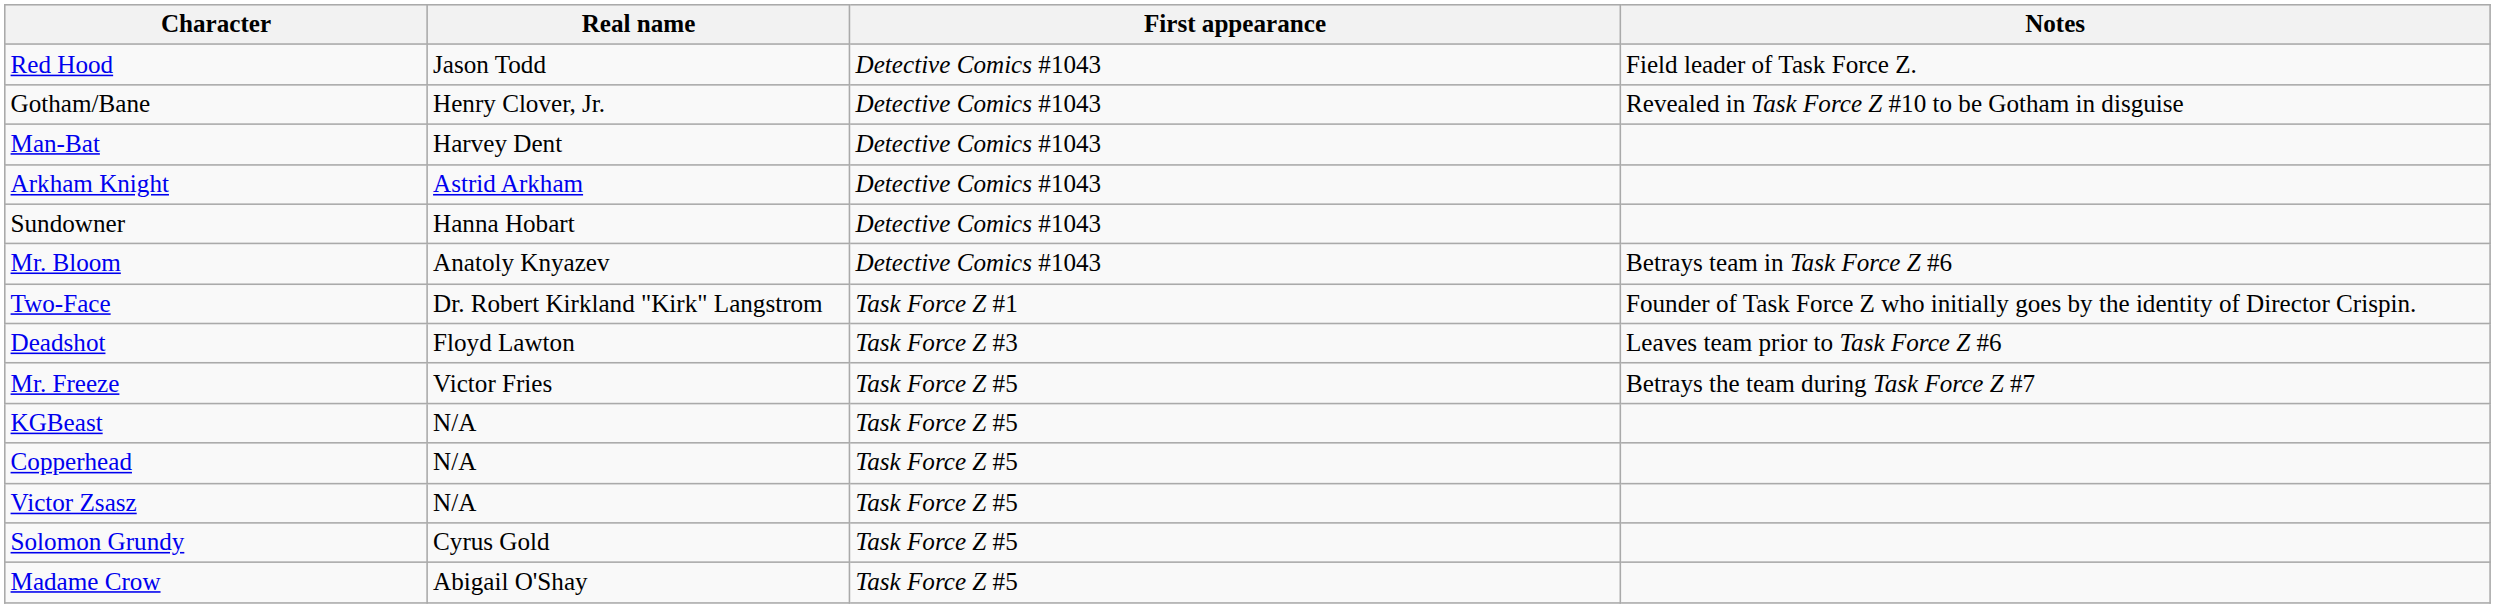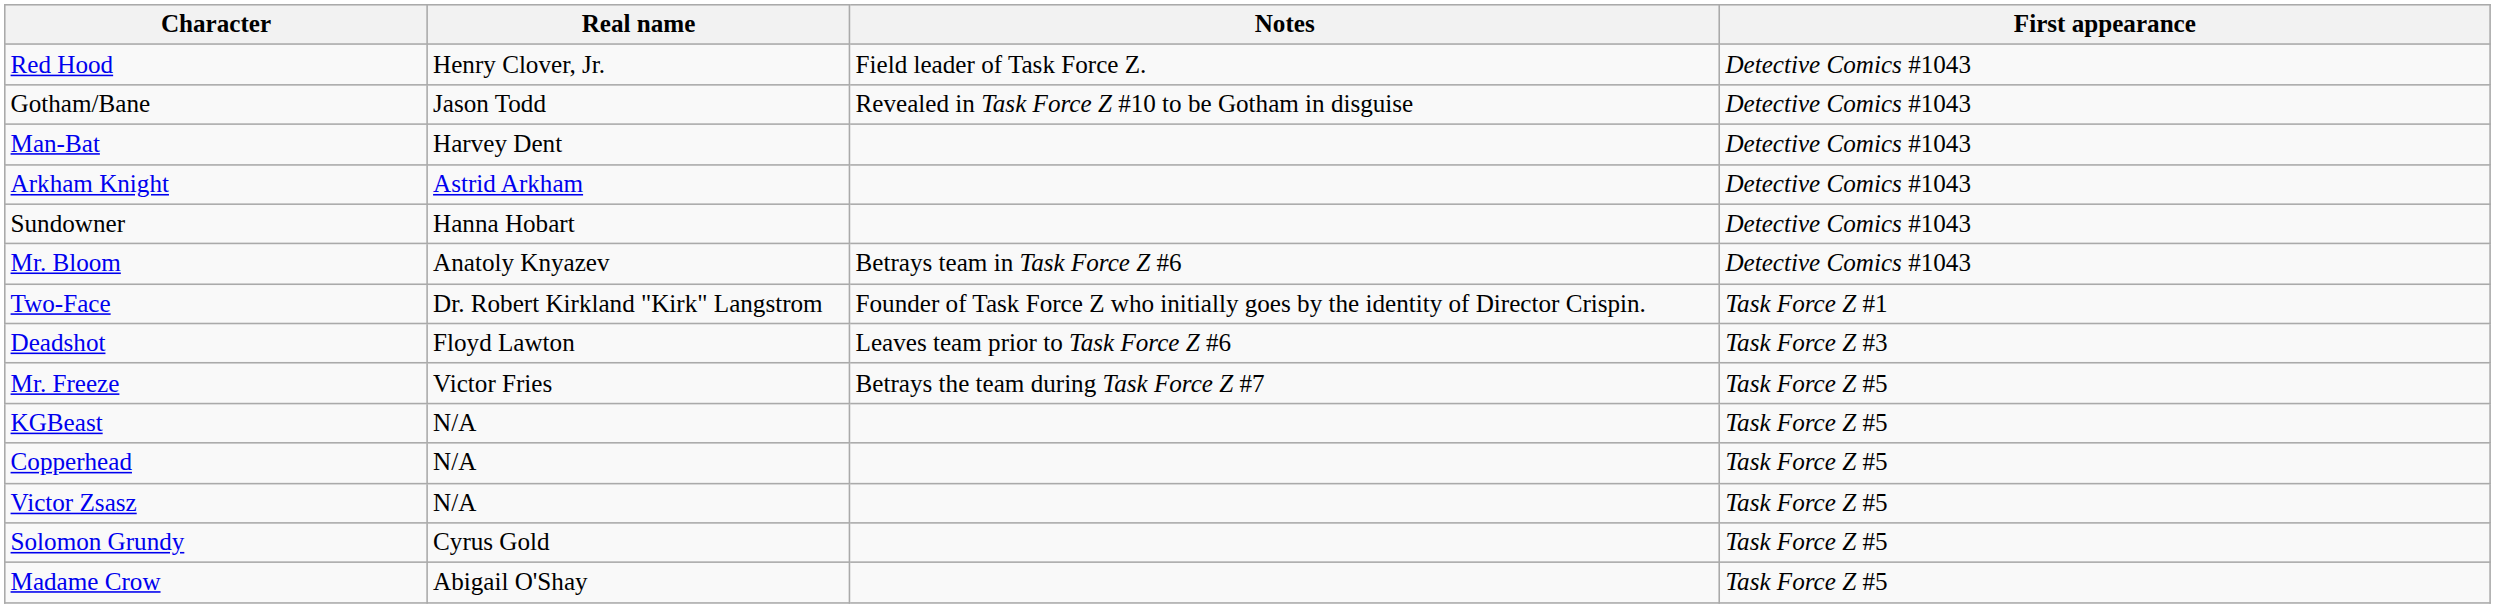columns swapped: (1235, 24) <-> (2055, 24)
(490, 64) Jason Todd -> (519, 64) Henry Clover, Jr.
(519, 104) Henry Clover, Jr. -> (490, 104) Jason Todd
